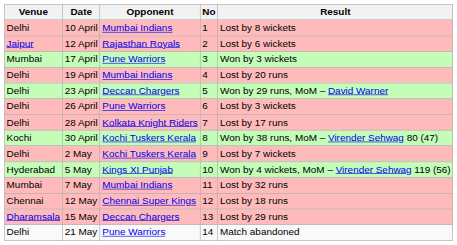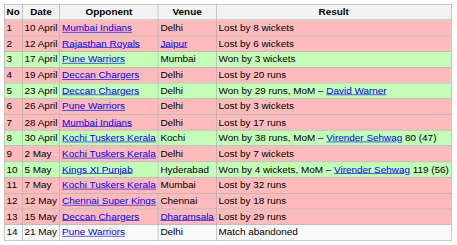columns swapped: (209, 12) <-> (33, 12)
(137, 75) Mumbai Indians -> (101, 75) Deccan Chargers
(150, 122) Kolkata Knight Riders -> (97, 122) Mumbai Indians
(137, 185) Mumbai Indians -> (109, 185) Kochi Tuskers Kerala
